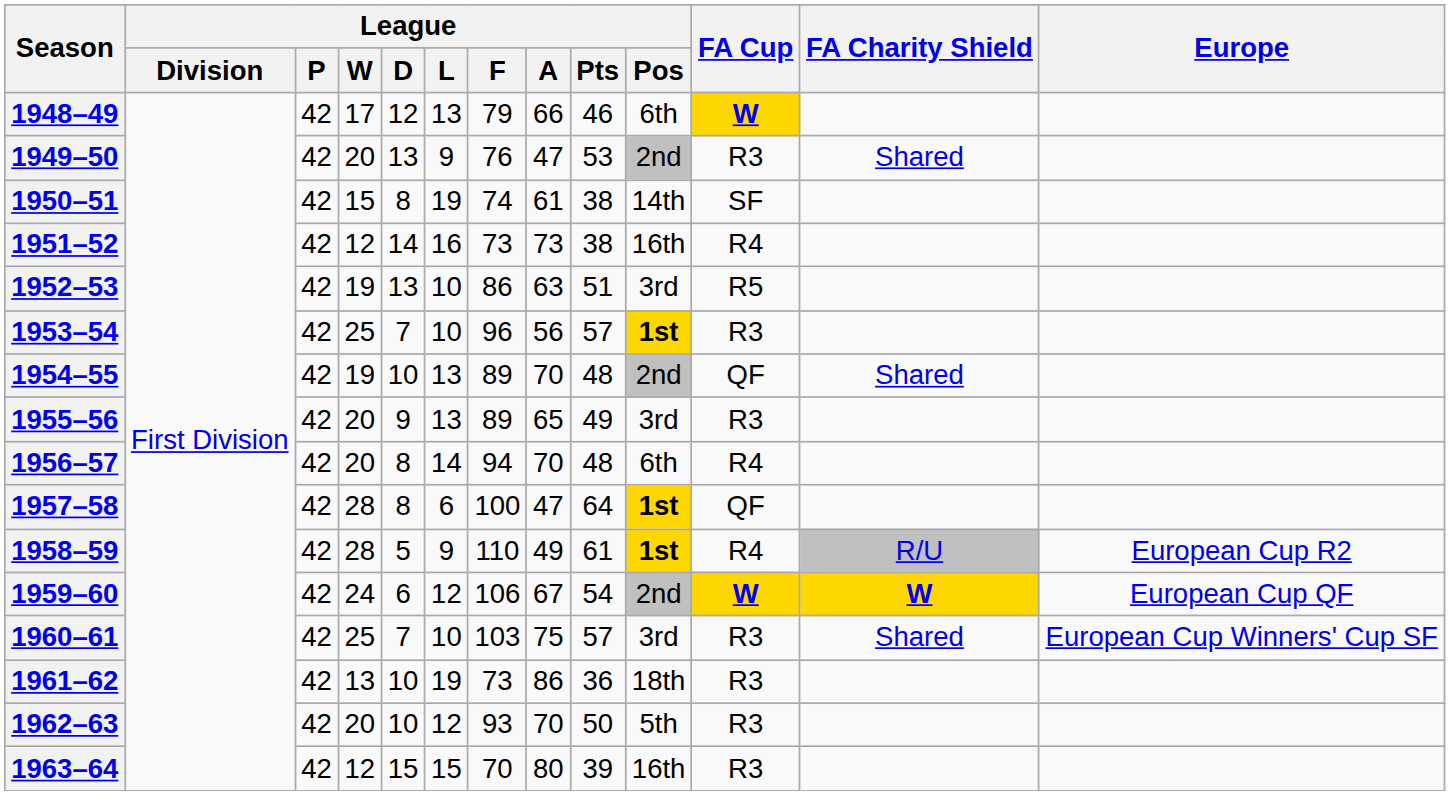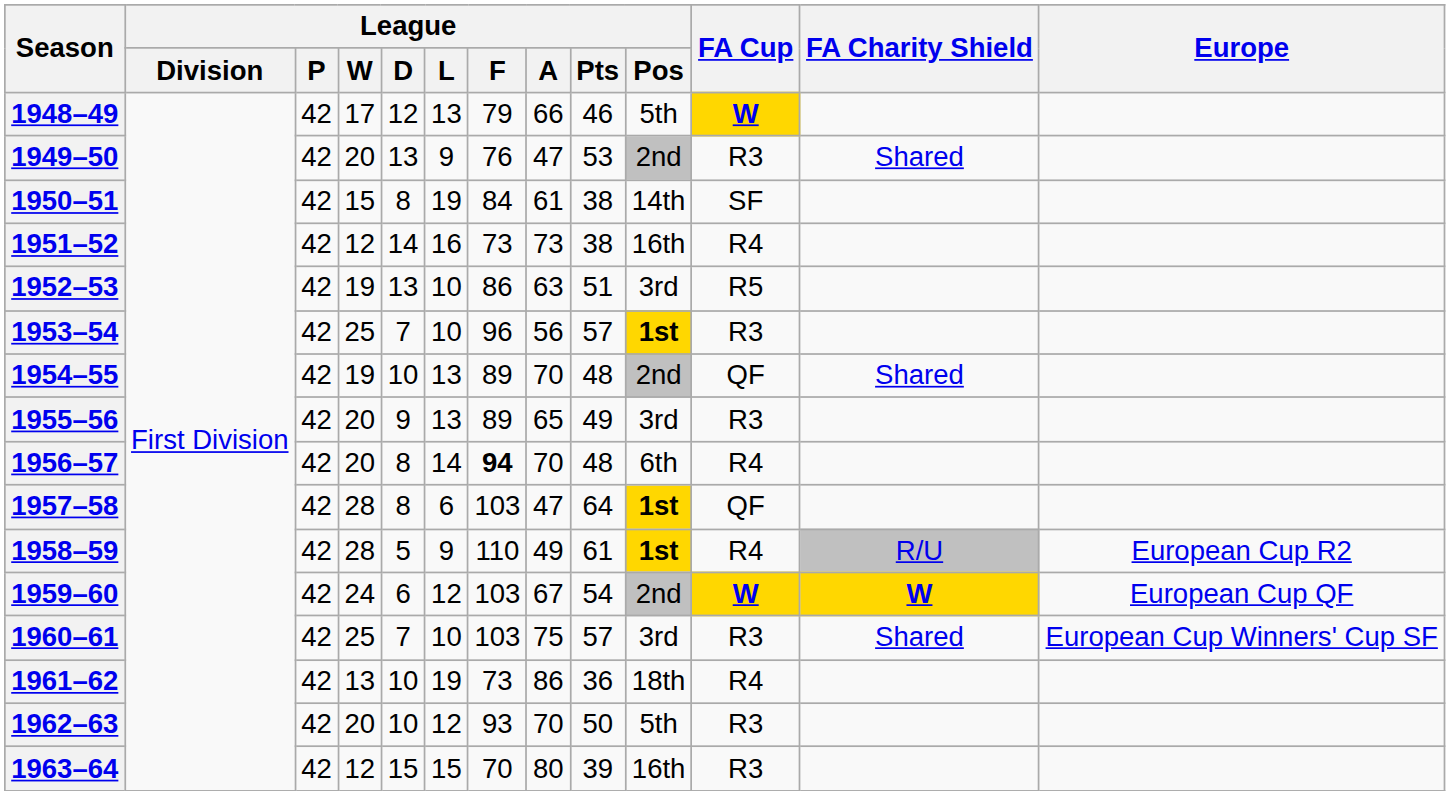(659, 113) 6th -> (659, 113) 5th
(497, 200) 74 -> (497, 200) 84
(497, 462) normal -> (497, 462) bold
(497, 506) 100 -> (497, 506) 103
(497, 593) 106 -> (497, 593) 103
(746, 680) R3 -> (746, 680) R4
